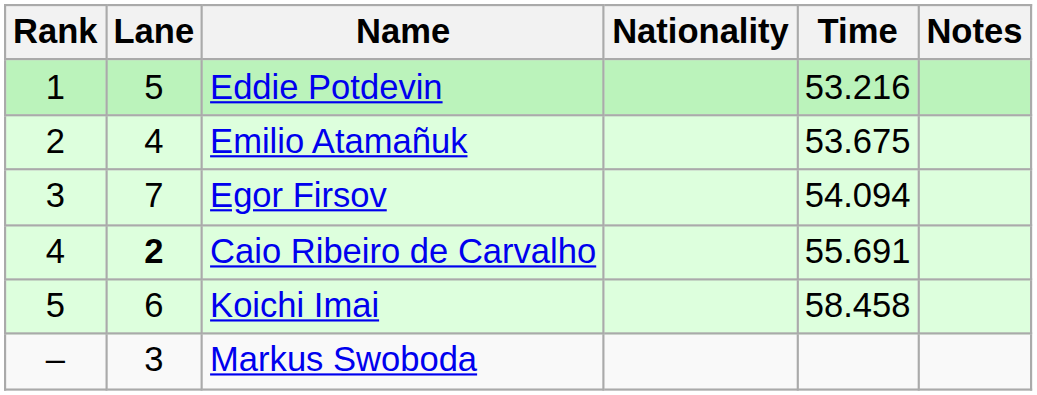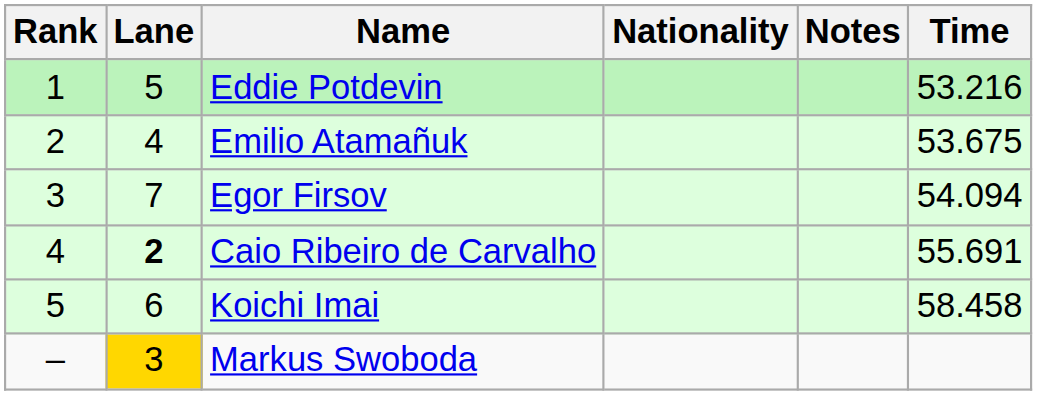columns swapped: (858, 31) <-> (974, 31)
(154, 360) no background -> (154, 360) gold background
